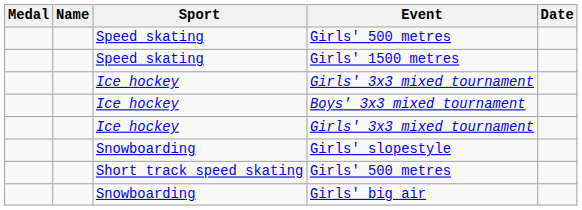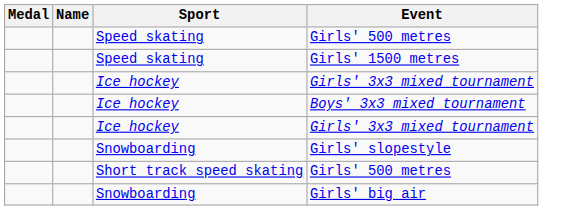- column: (557, 16)
